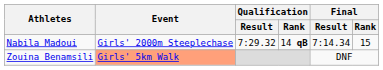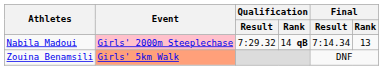(165, 42) no background -> (165, 42) pink background
(365, 42) 15 -> (365, 42) 13
